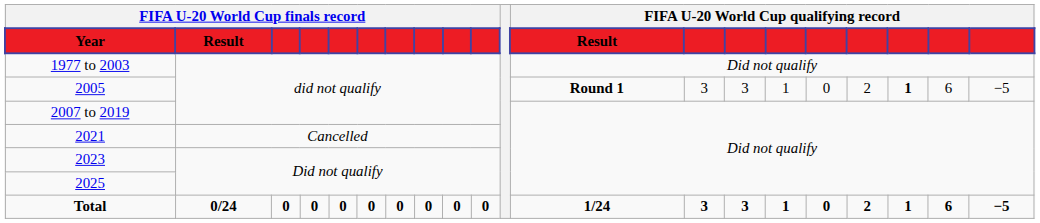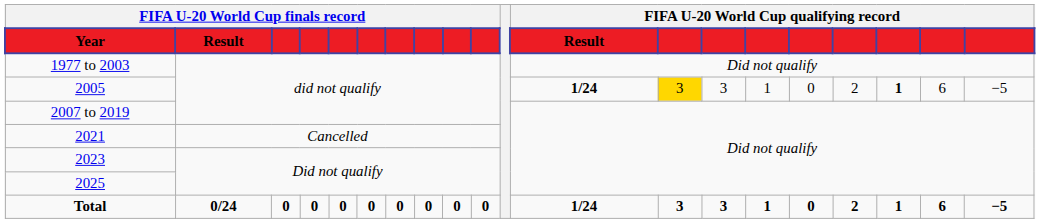(597, 88) Round 1 -> (584, 88) 1/24
(704, 88) no background -> (680, 88) gold background
